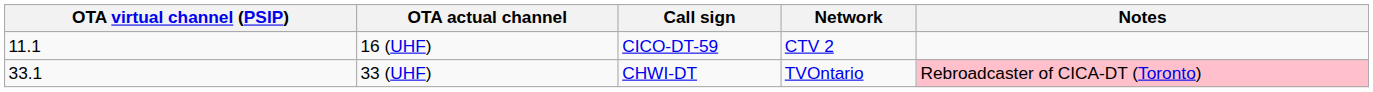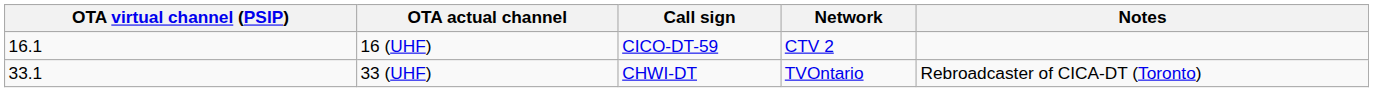(25, 45) 11.1 -> (25, 45) 16.1
(1061, 73) pink background -> (1061, 73) no background
